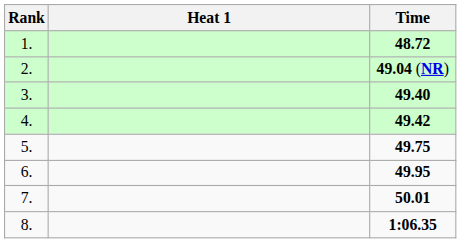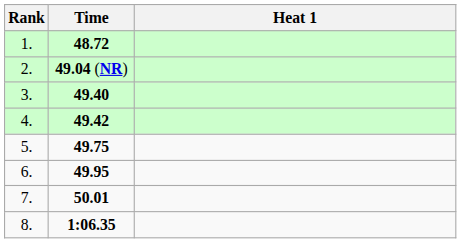columns swapped: (209, 17) <-> (413, 17)
